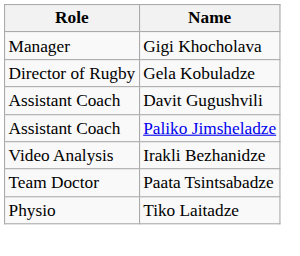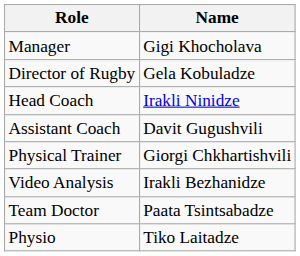+ row: (191, 100)
- row: (210, 127)
+ row: (217, 155)
